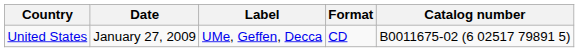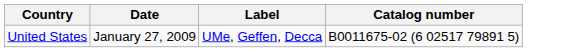- column: (351, 15)
